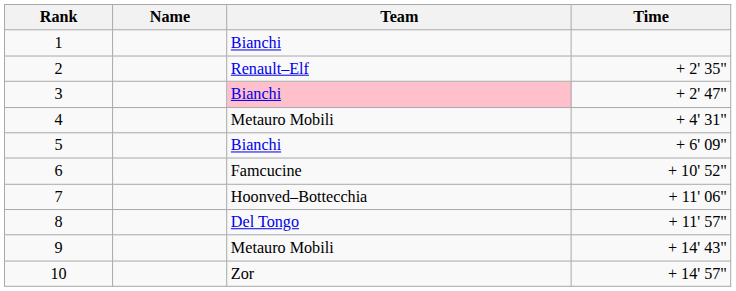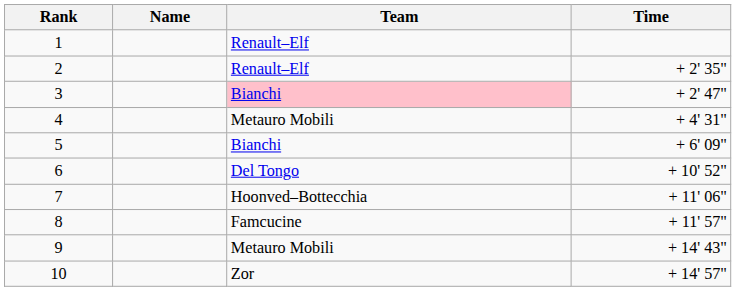(256, 42) Bianchi -> (270, 42) Renault–Elf
(266, 171) Famcucine -> (265, 171) Del Tongo
(265, 222) Del Tongo -> (266, 222) Famcucine
